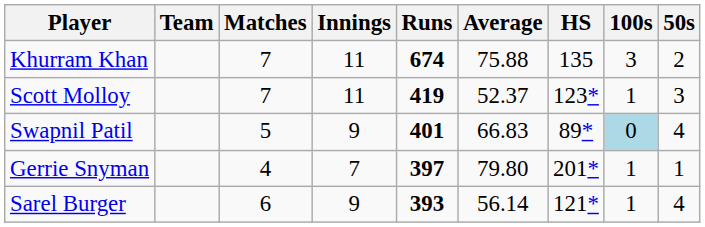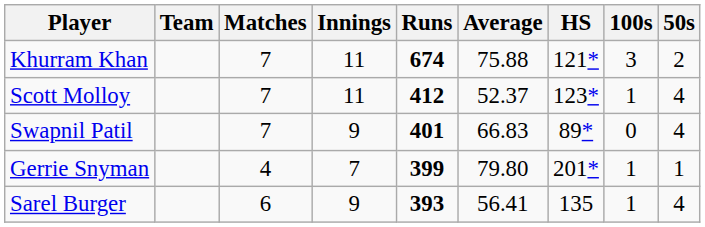(576, 58) 135 -> (576, 58) 121*
(427, 95) 419 -> (427, 95) 412
(679, 95) 3 -> (679, 95) 4
(265, 131) 5 -> (265, 131) 7
(631, 131) lightblue background -> (631, 131) no background
(427, 167) 397 -> (427, 167) 399
(503, 204) 56.14 -> (503, 204) 56.41
(576, 204) 121* -> (576, 204) 135
